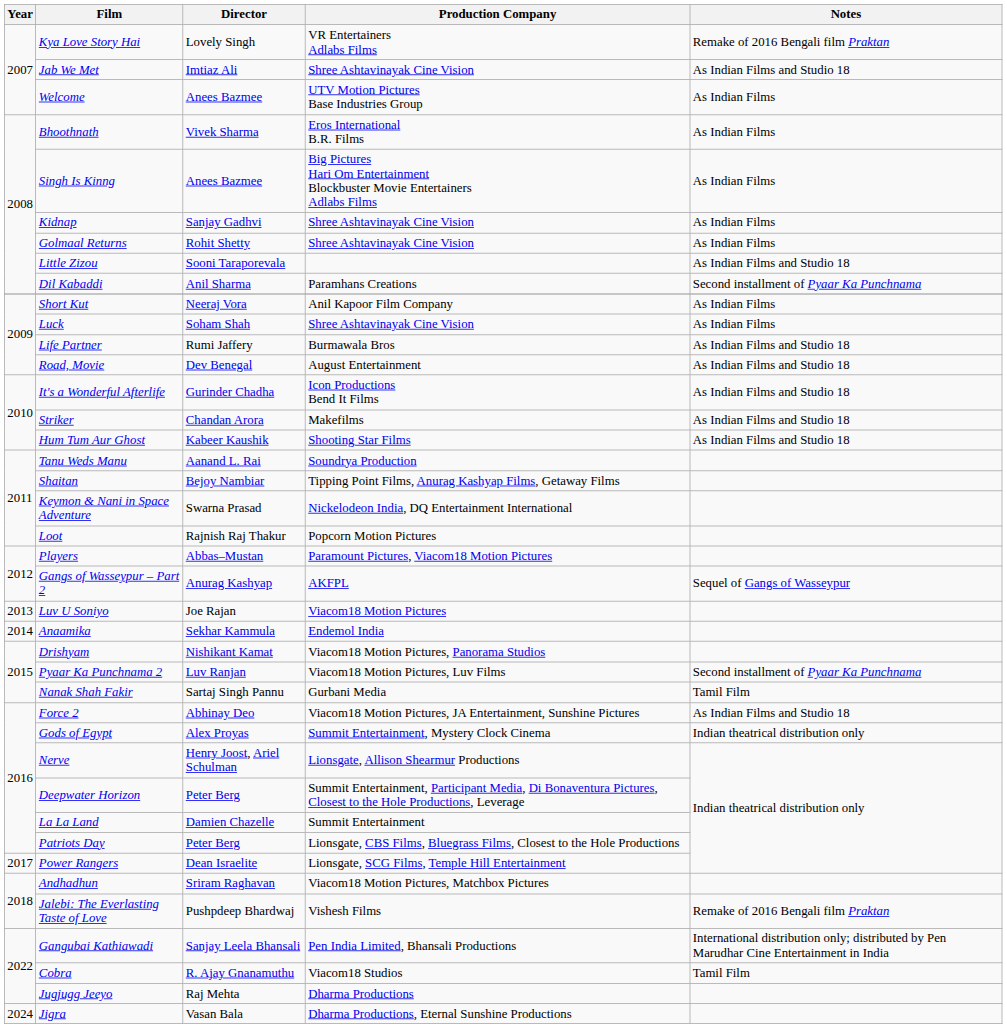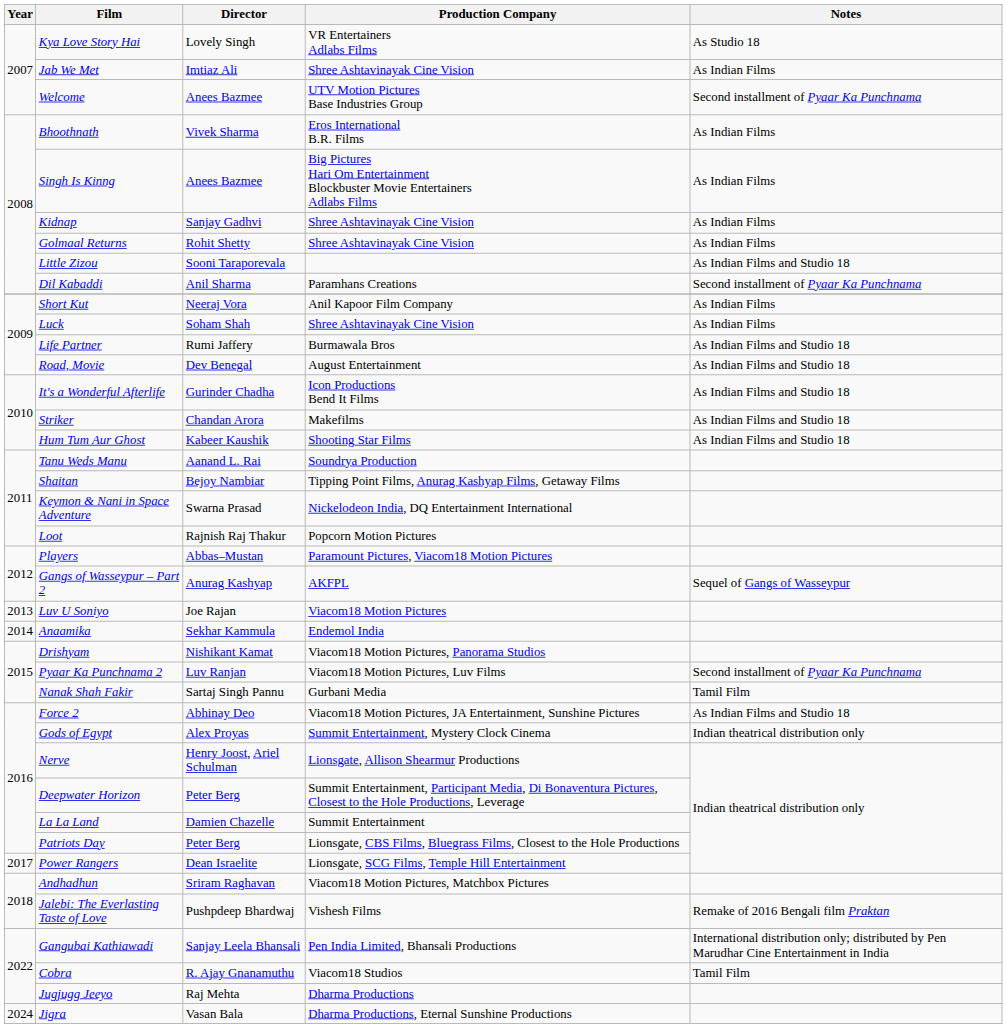(791, 42) Remake of 2016 Bengali film Praktan -> (726, 42) As Studio 18
(771, 69) As Indian Films and Studio 18 -> (734, 69) As Indian Films
(734, 97) As Indian Films -> (807, 97) Second installment of Pyaar Ka Punchnama
